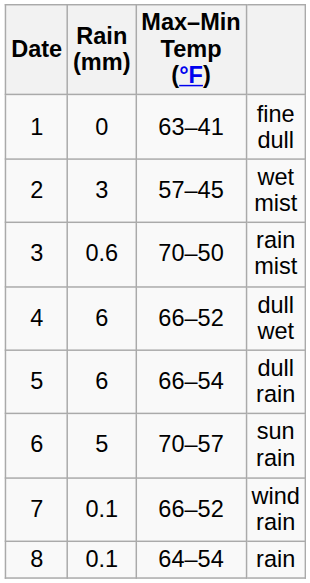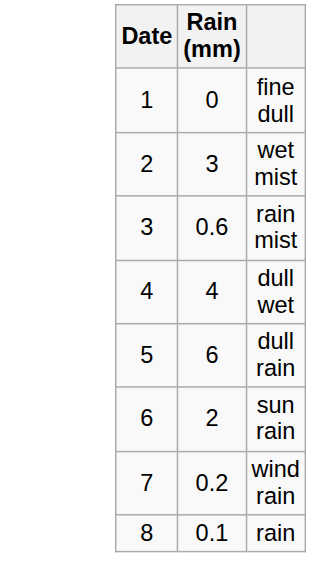- column: (191, 49)
(102, 317) 6 -> (212, 291) 4
(102, 445) 5 -> (212, 418) 2
(102, 509) 0.1 -> (212, 482) 0.2
